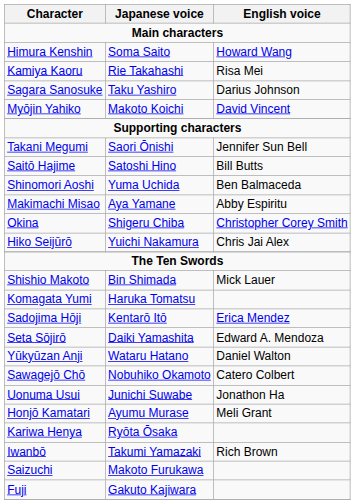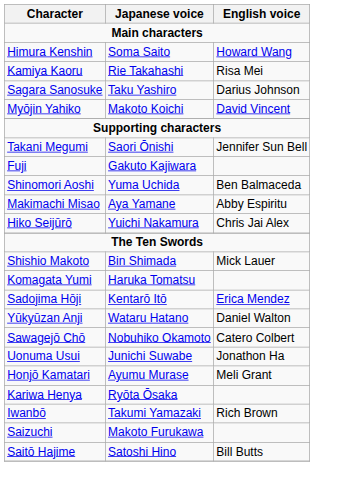rows swapped: (41, 166) <-> (17, 489)
- row: (23, 223)
- row: (36, 337)
